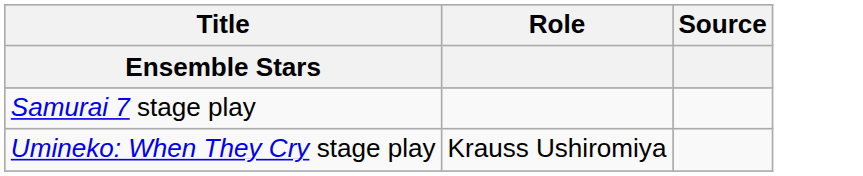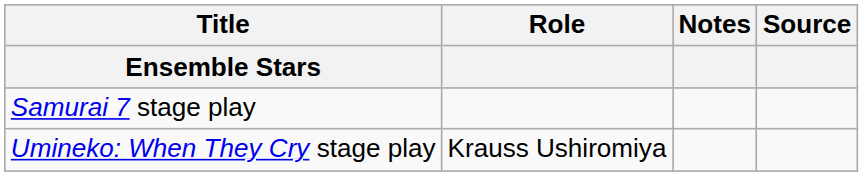+ column: (715, 67)
